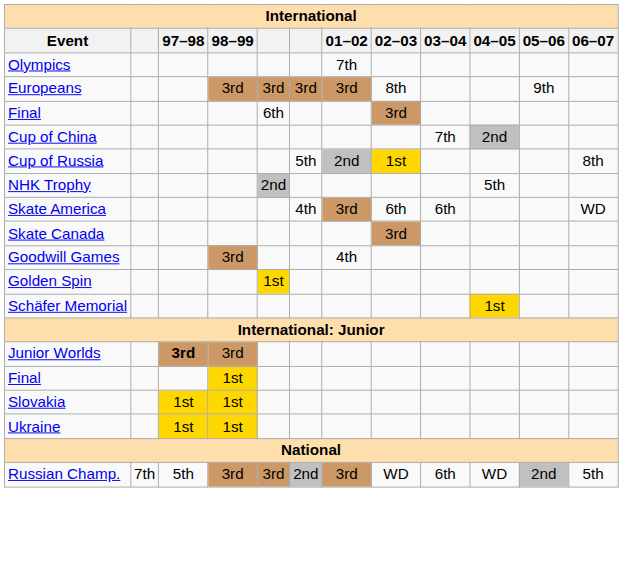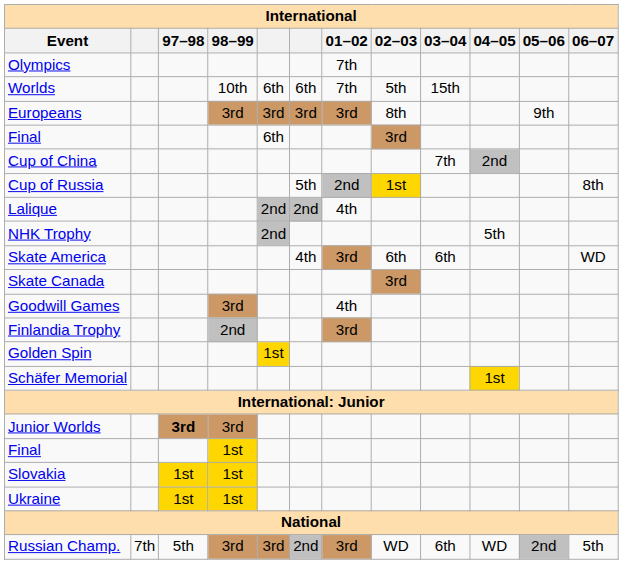+ row: (31, 88)
+ row: (32, 209)
+ row: (64, 329)
